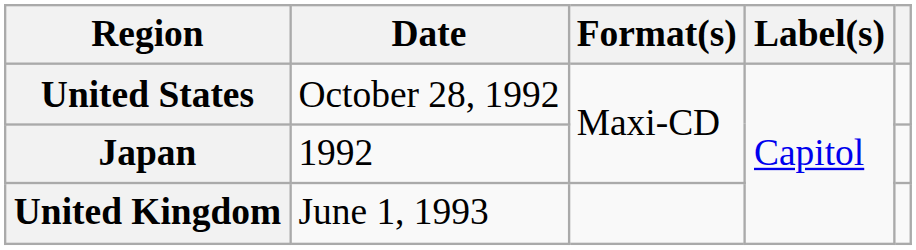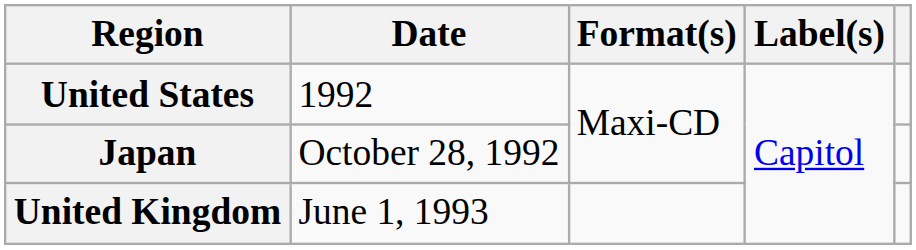(429, 93) October 28, 1992 -> (336, 93) 1992
(336, 152) 1992 -> (429, 152) October 28, 1992
